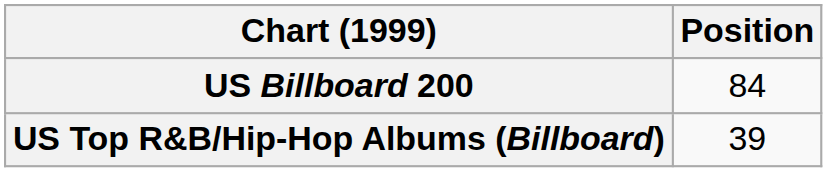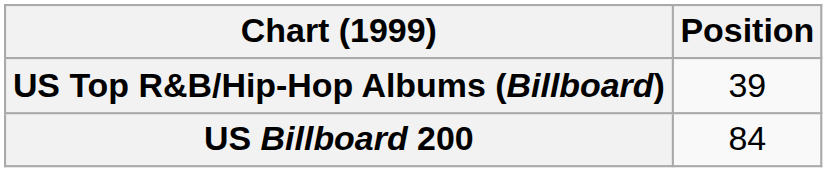rows swapped: (339, 85) <-> (339, 138)
